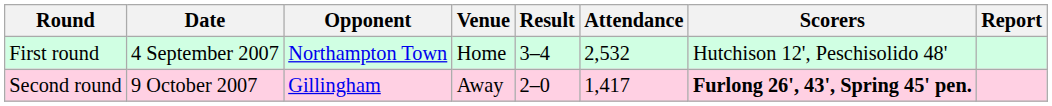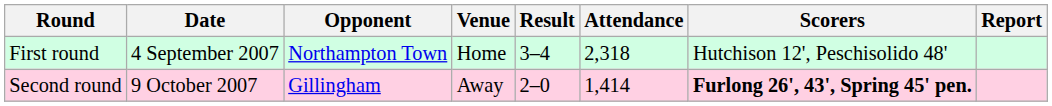(607, 52) 2,532 -> (607, 52) 2,318
(607, 85) 1,417 -> (607, 85) 1,414
